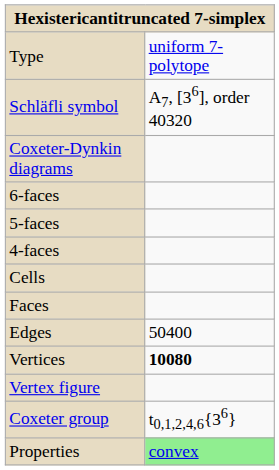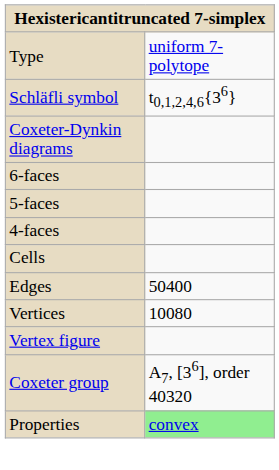(199, 107) A7, [36], order 40320 -> (193, 97) t0,1,2,4,6{36}
- row: (29, 305)
(170, 360) bold -> (170, 313) normal
(193, 419) t0,1,2,4,6{36} -> (199, 382) A7, [36], order 40320
